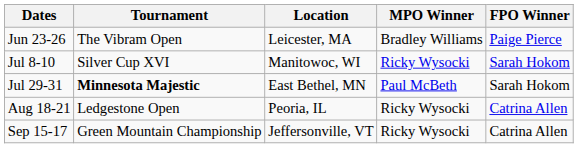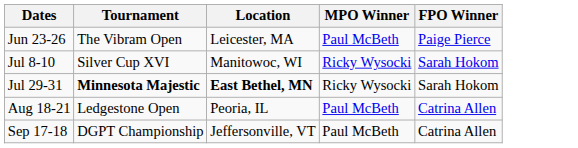(432, 39) Bradley Williams -> (361, 39) Paul McBeth
(317, 85) normal -> (261, 85) bold
(419, 85) Paul McBeth -> (367, 85) Ricky Wysocki
(425, 108) Ricky Wysocki -> (361, 108) Paul McBeth
- row: (38, 131)
+ row: (38, 131)
